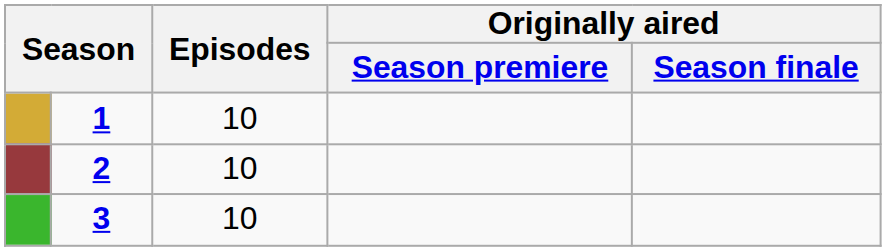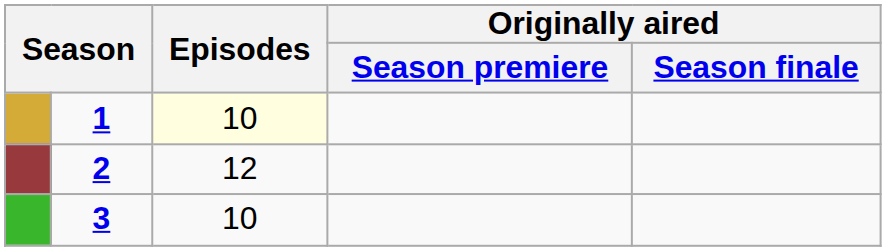(240, 118) no background -> (240, 118) lightyellow background
(240, 168) 10 -> (240, 168) 12
